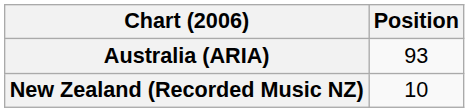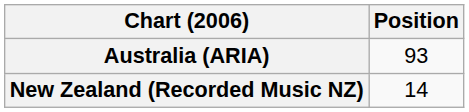(416, 90) 10 -> (416, 90) 14
